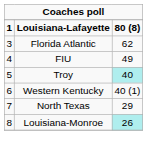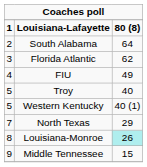+ row: (63, 43)
(127, 75) paleturquoise background -> (127, 91) no background
(9, 91) 6 -> (9, 106) 5
+ row: (63, 153)
